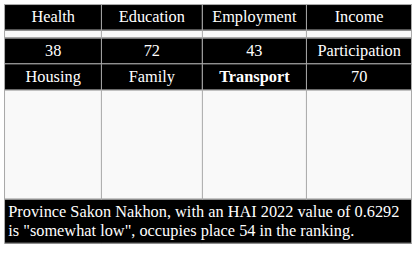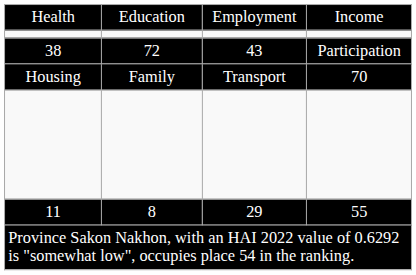(254, 76) bold -> (254, 76) normal
+ row: (53, 212)
